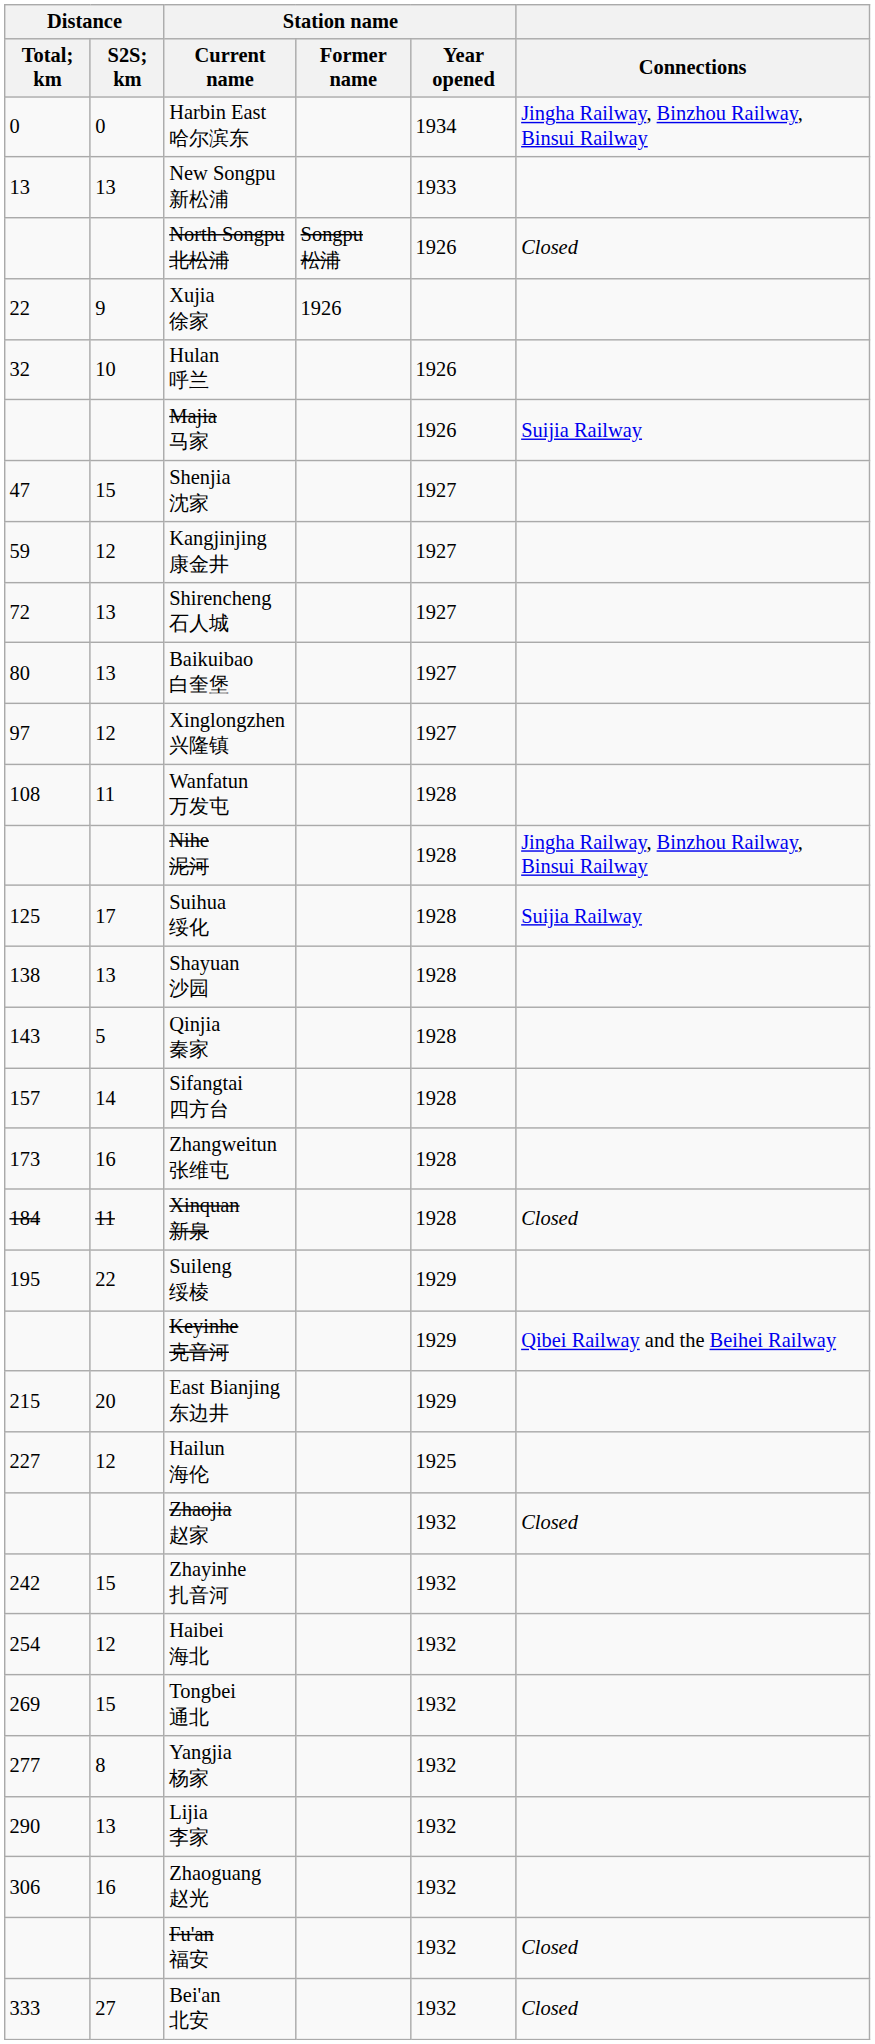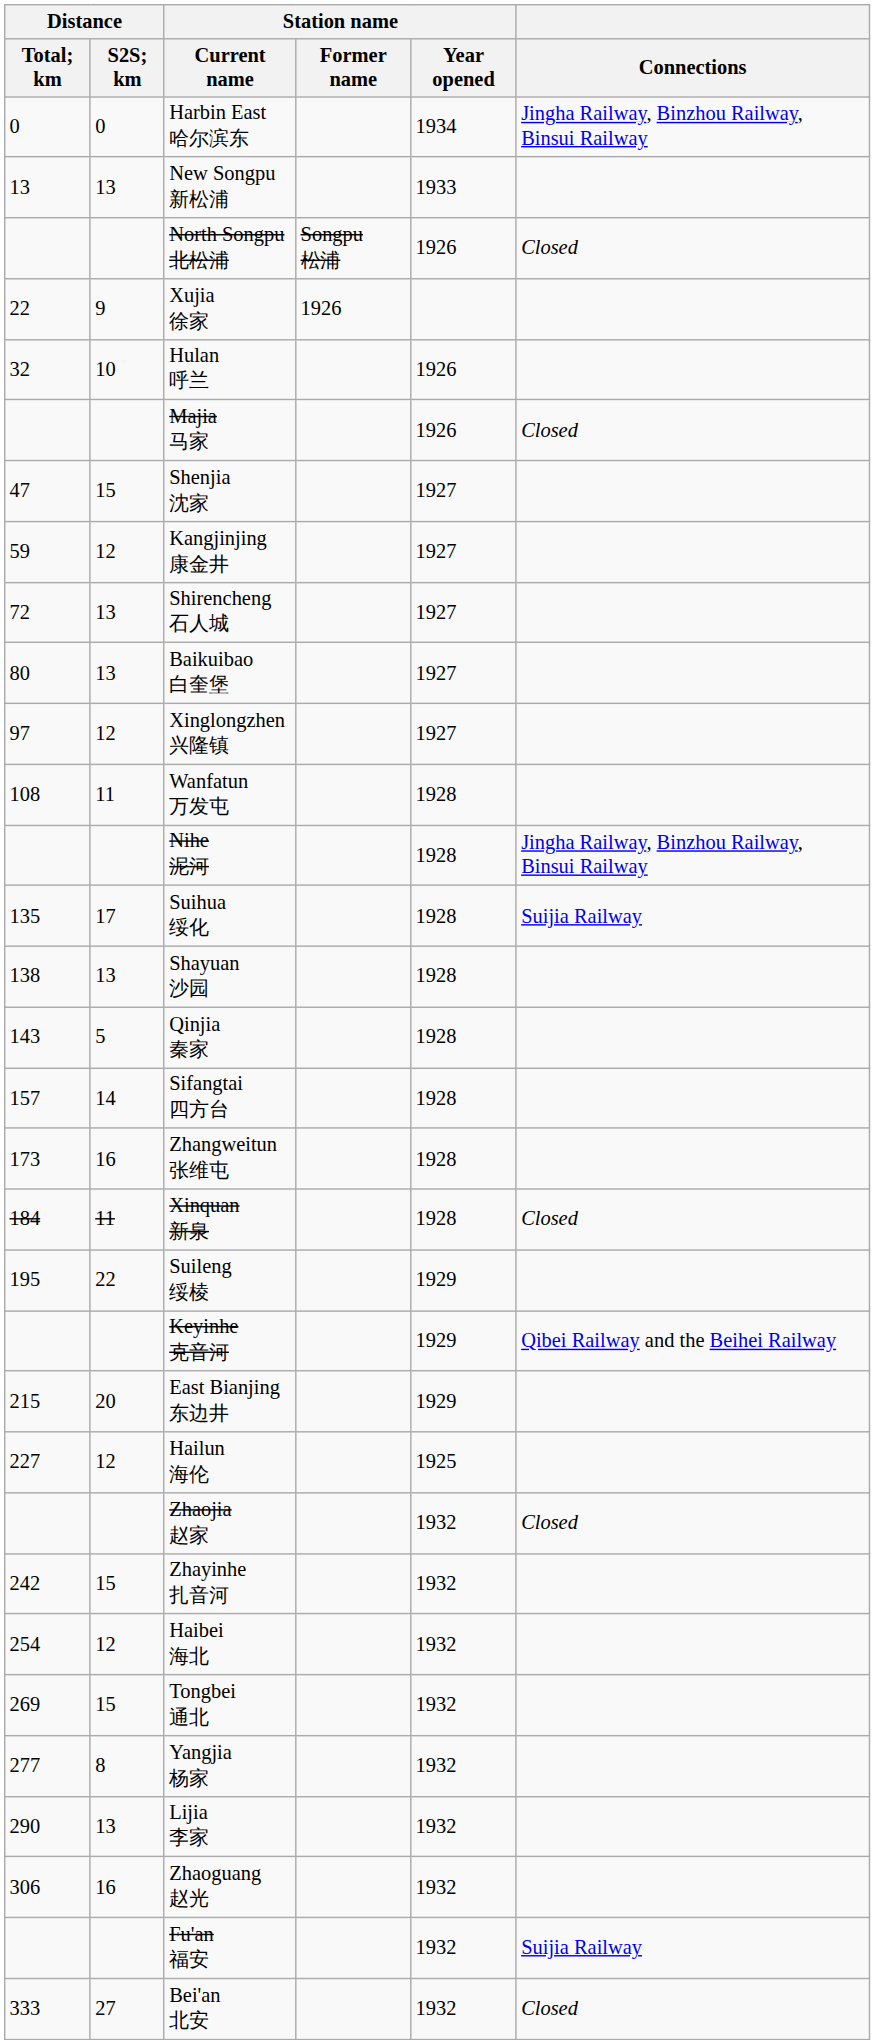(582, 430) Suijia Railway -> (550, 430) Closed
(25, 915) 125 -> (25, 915) 135
(550, 1947) Closed -> (582, 1947) Suijia Railway
